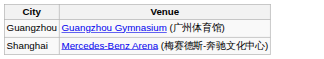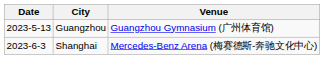+ column: (29, 12)
